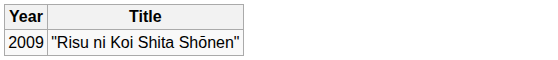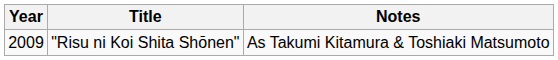+ column: (398, 17)
